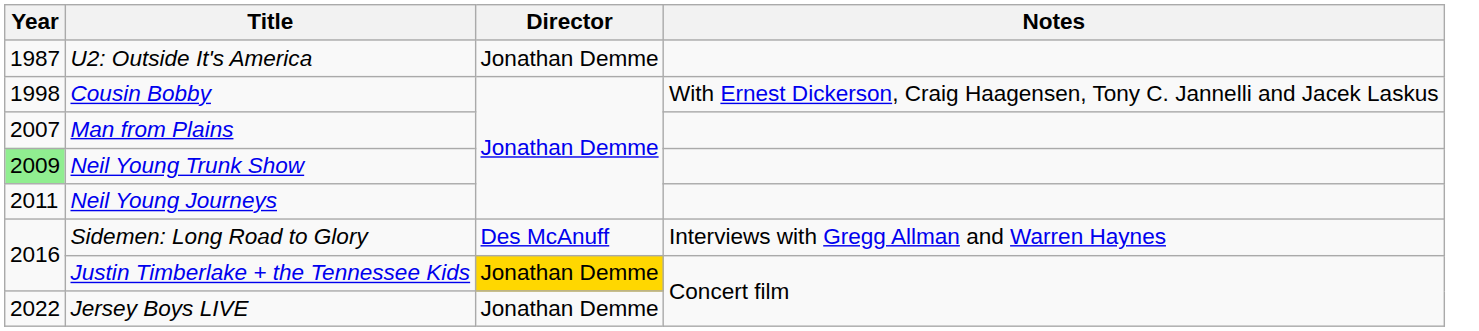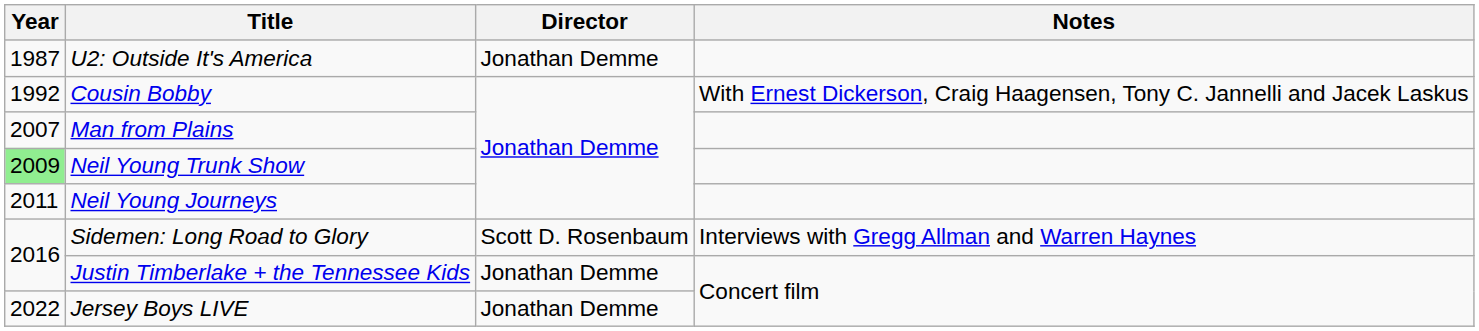(35, 93) 1998 -> (35, 93) 1992
(545, 237) Des McAnuff -> (585, 237) Scott D. Rosenbaum
(570, 272) gold background -> (570, 272) no background
